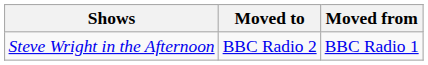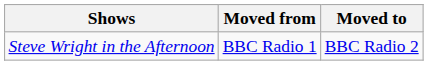columns swapped: (372, 18) <-> (270, 18)
